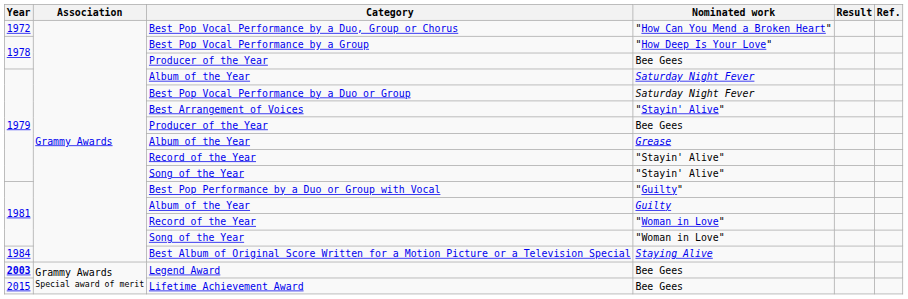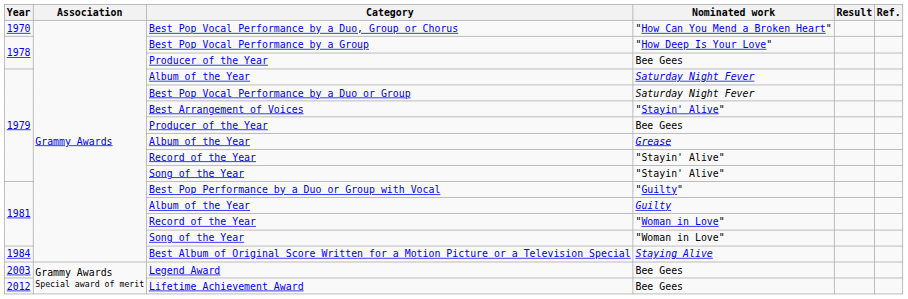(19, 29) 1972 -> (19, 29) 1970
(19, 270) bold -> (19, 270) normal
(19, 286) 2015 -> (19, 286) 2012
